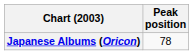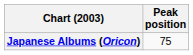(166, 41) 78 -> (166, 41) 75
